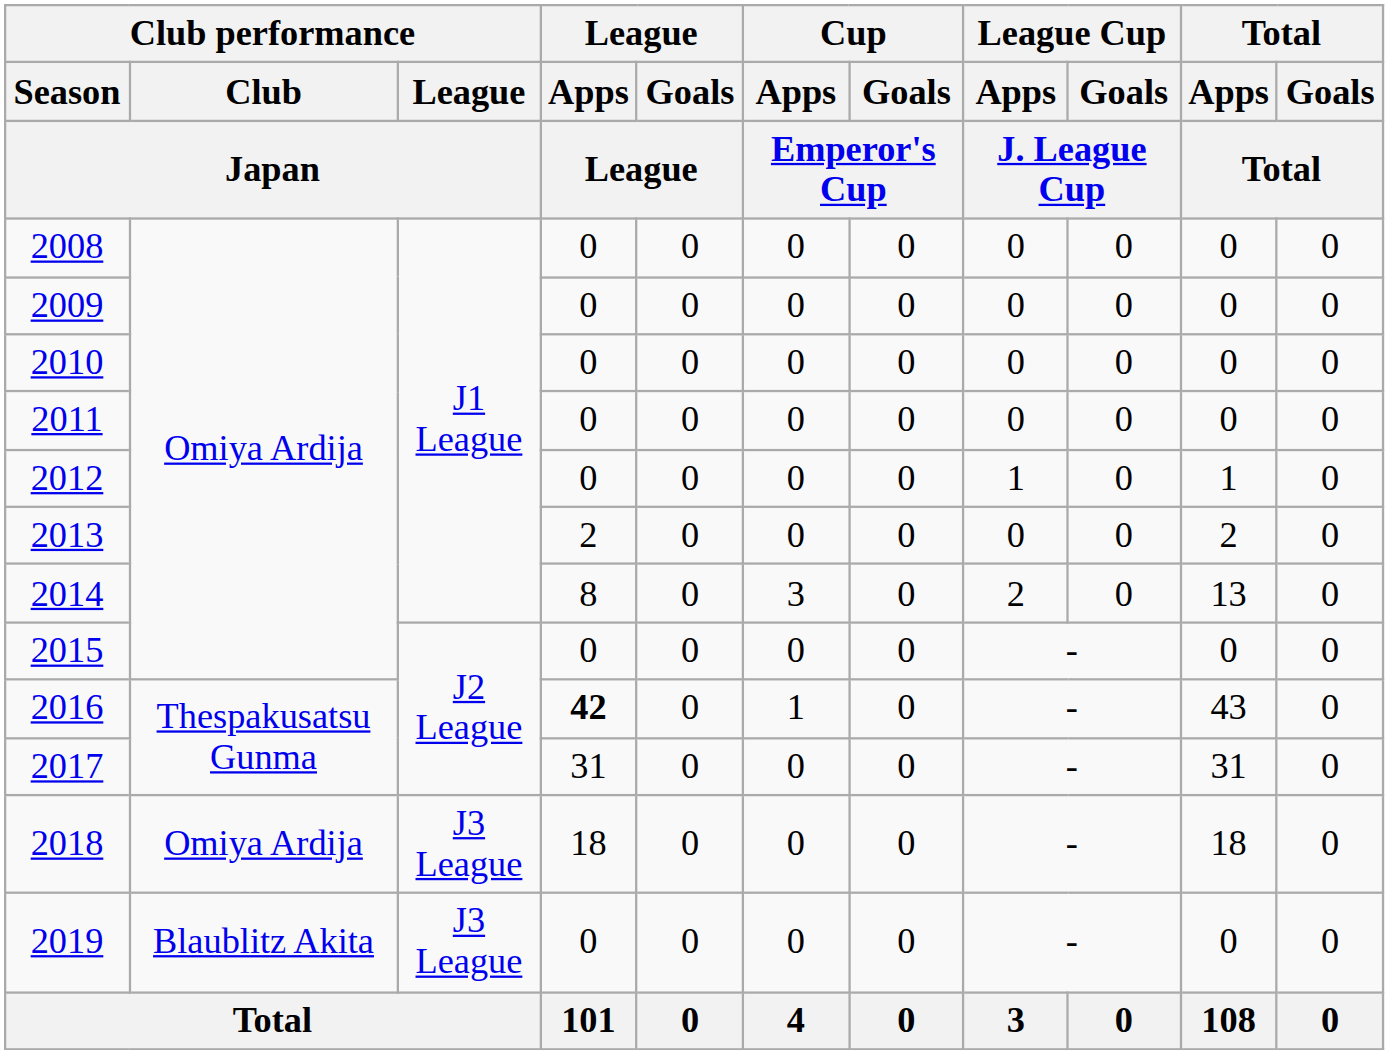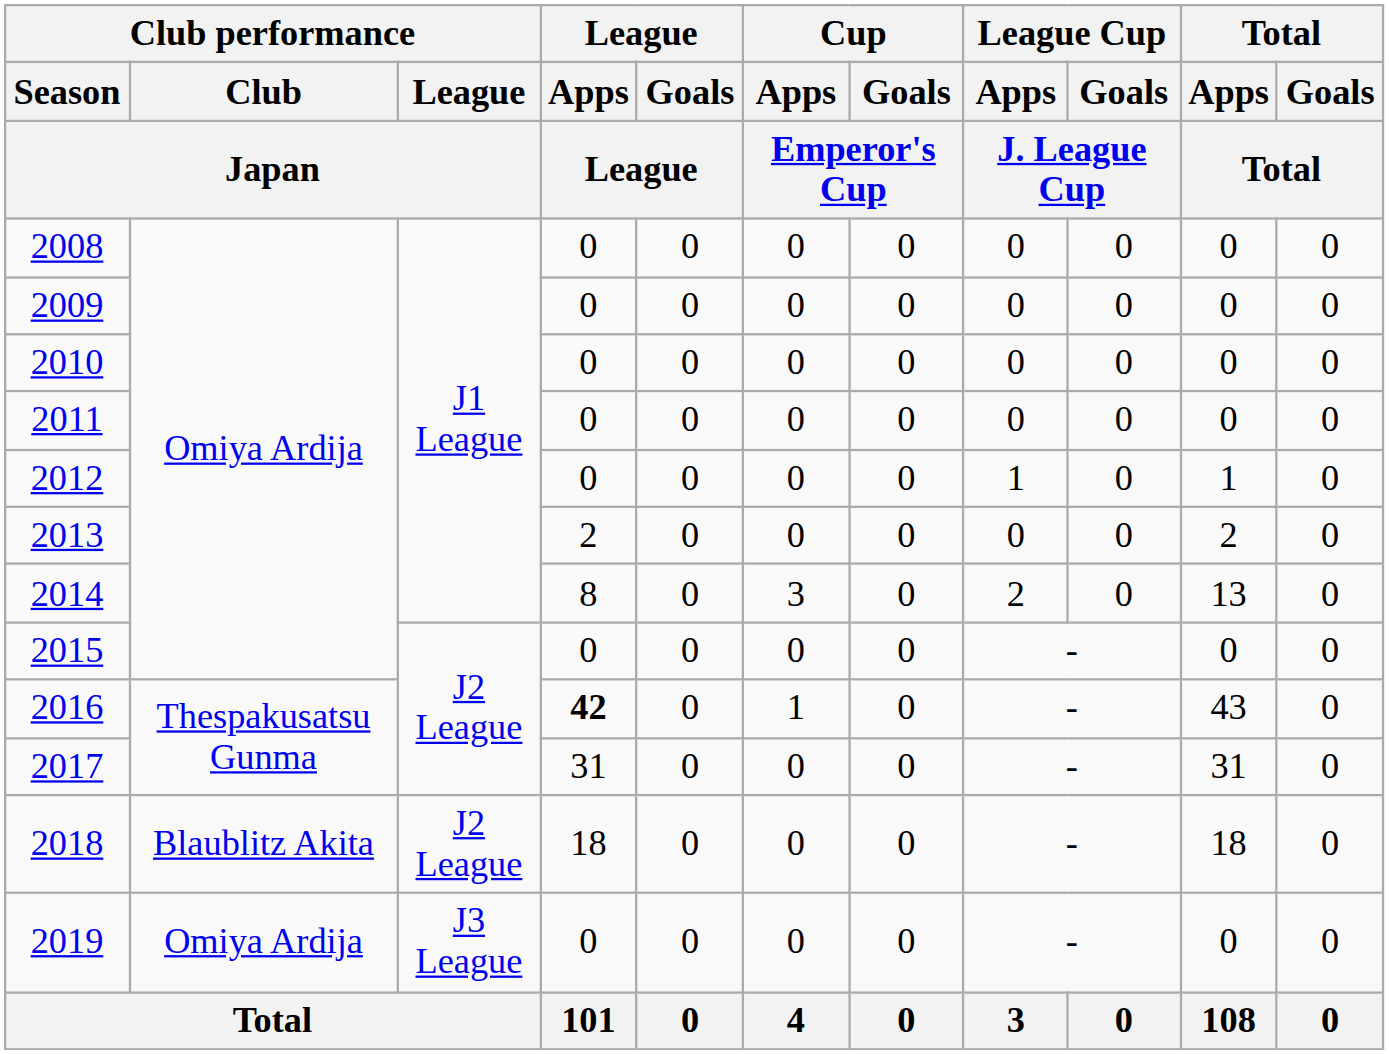(264, 843) Omiya Ardija -> (264, 843) Blaublitz Akita
(469, 843) J3 League -> (469, 843) J2 League
(264, 941) Blaublitz Akita -> (264, 941) Omiya Ardija
